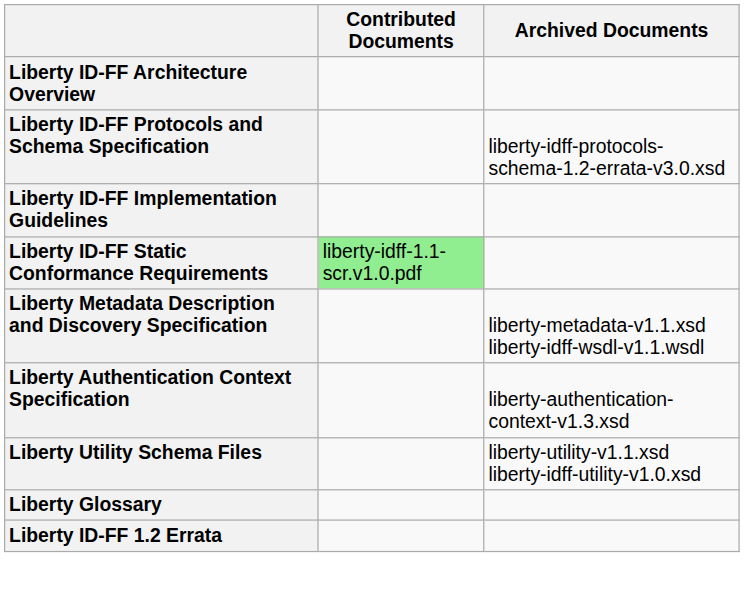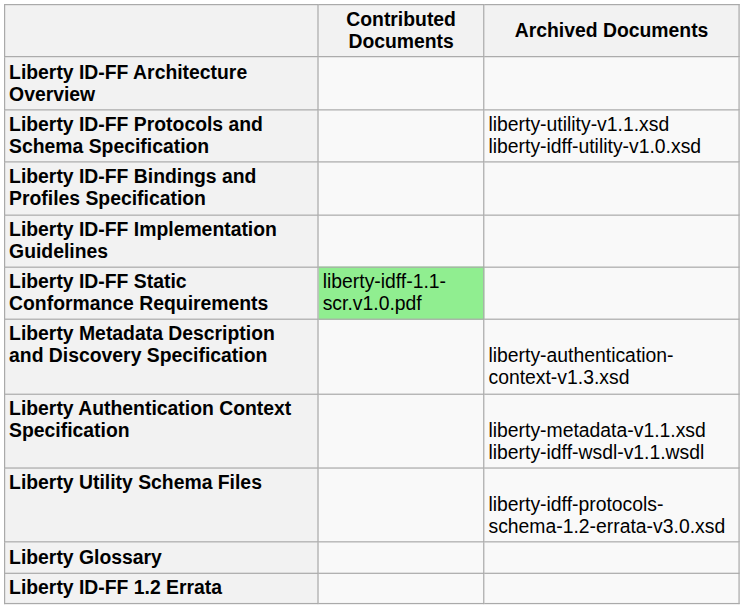(607, 157) liberty-idff-protocols-schema-1.2-errata-v3.0.xsd -> (595, 135) liberty-utility-v1.1.xsd liberty-idff-utility-v1.0.xsd
+ row: (133, 188)
(597, 336) liberty-metadata-v1.1.xsd liberty-idff-wsdl-v1.1.wsdl -> (581, 367) liberty-authentication-context-v1.3.xsd
(581, 410) liberty-authentication-context-v1.3.xsd -> (597, 441) liberty-metadata-v1.1.xsd liberty-idff-wsdl-v1.1.wsdl
(595, 463) liberty-utility-v1.1.xsd liberty-idff-utility-v1.0.xsd -> (607, 515) liberty-idff-protocols-schema-1.2-errata-v3.0.xsd
